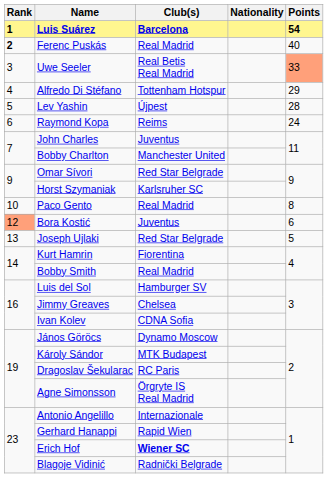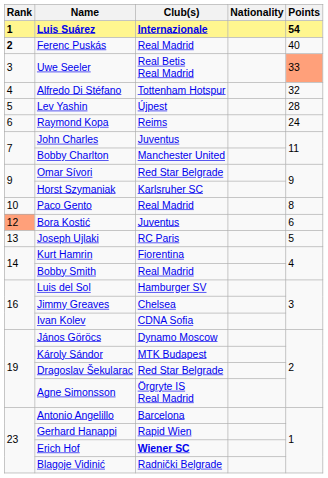(163, 29) Barcelona -> (173, 29) Internazionale
(294, 90) 29 -> (294, 90) 32
(180, 238) Red Star Belgrade -> (159, 238) RC Paris
(159, 370) RC Paris -> (180, 370) Red Star Belgrade
(170, 415) Internazionale -> (161, 415) Barcelona
